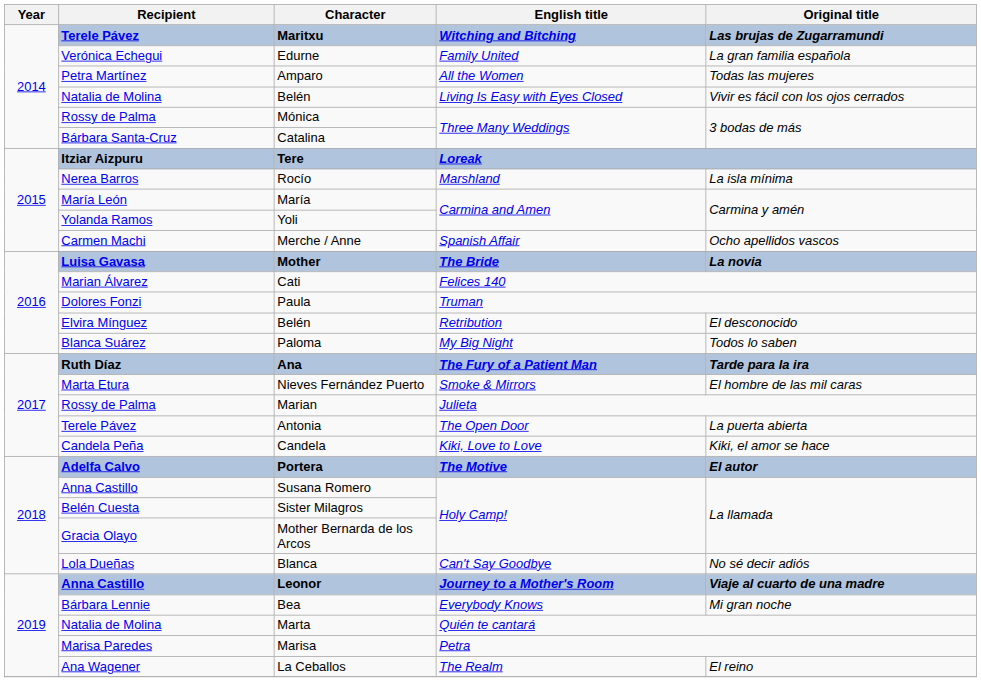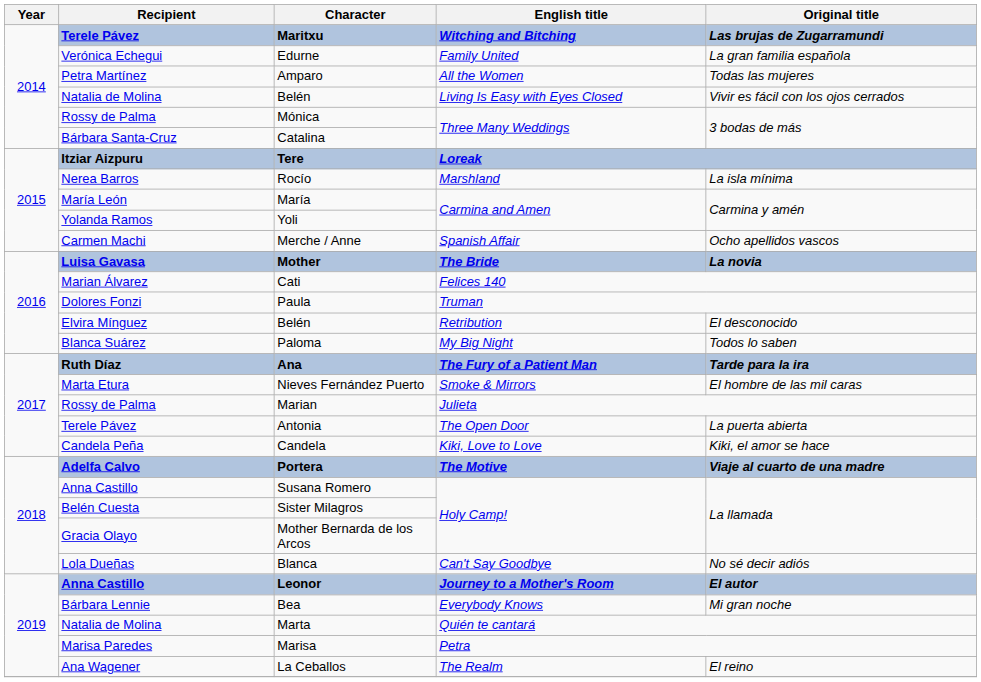(733, 466) El autor -> (797, 466) Viaje al cuarto de una madre
(797, 584) Viaje al cuarto de una madre -> (733, 584) El autor
